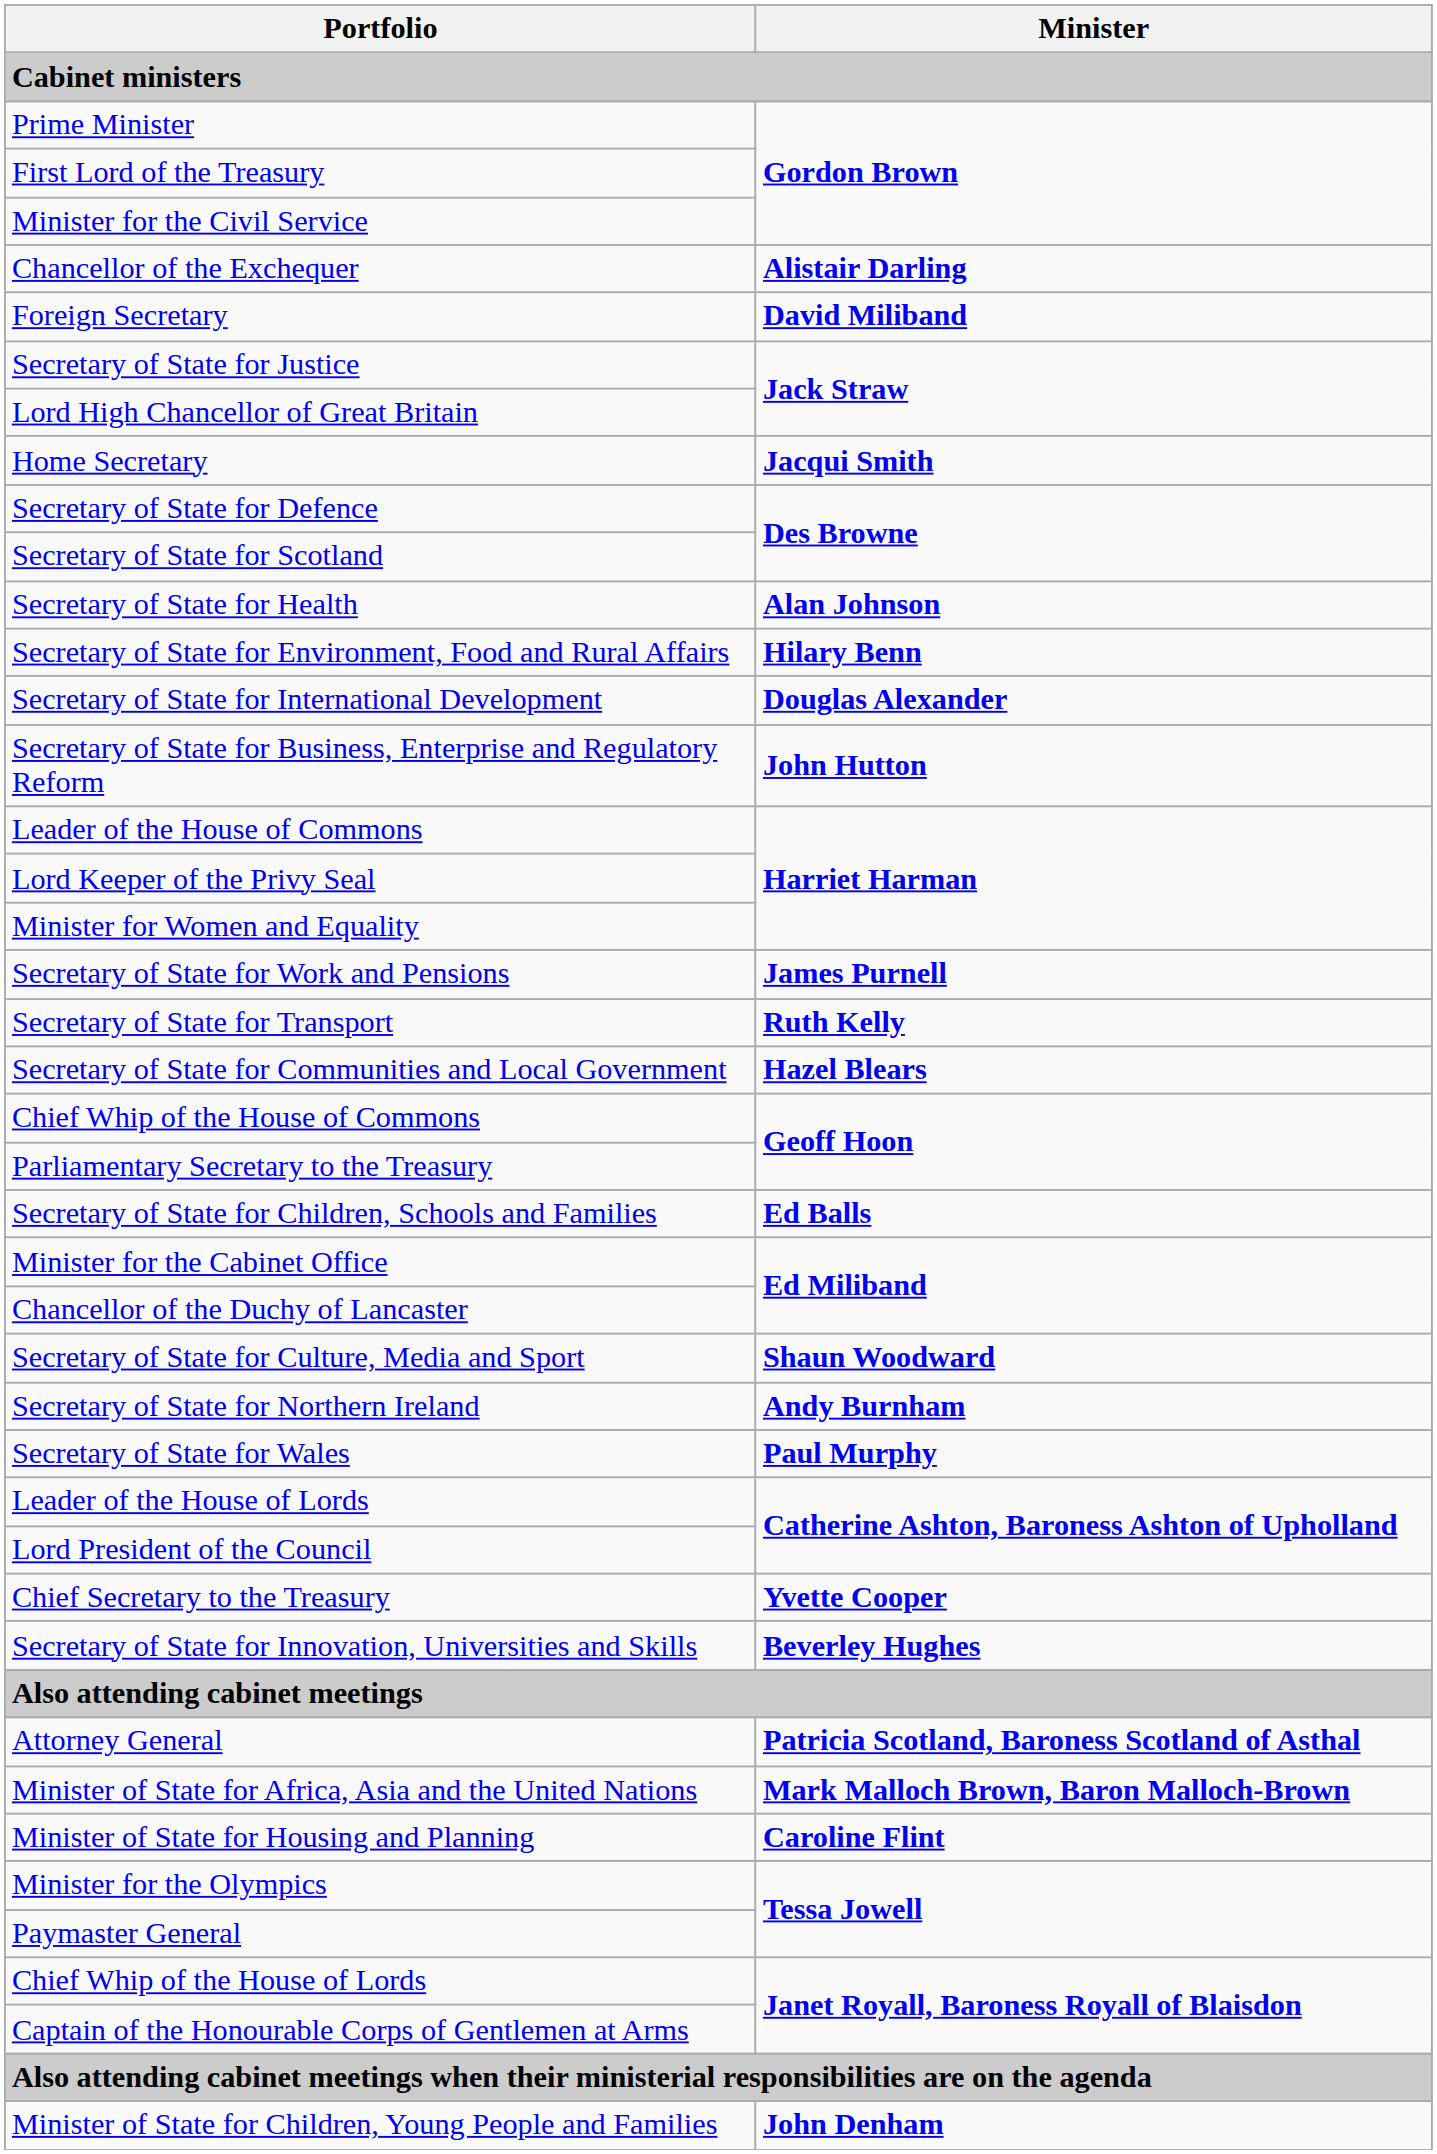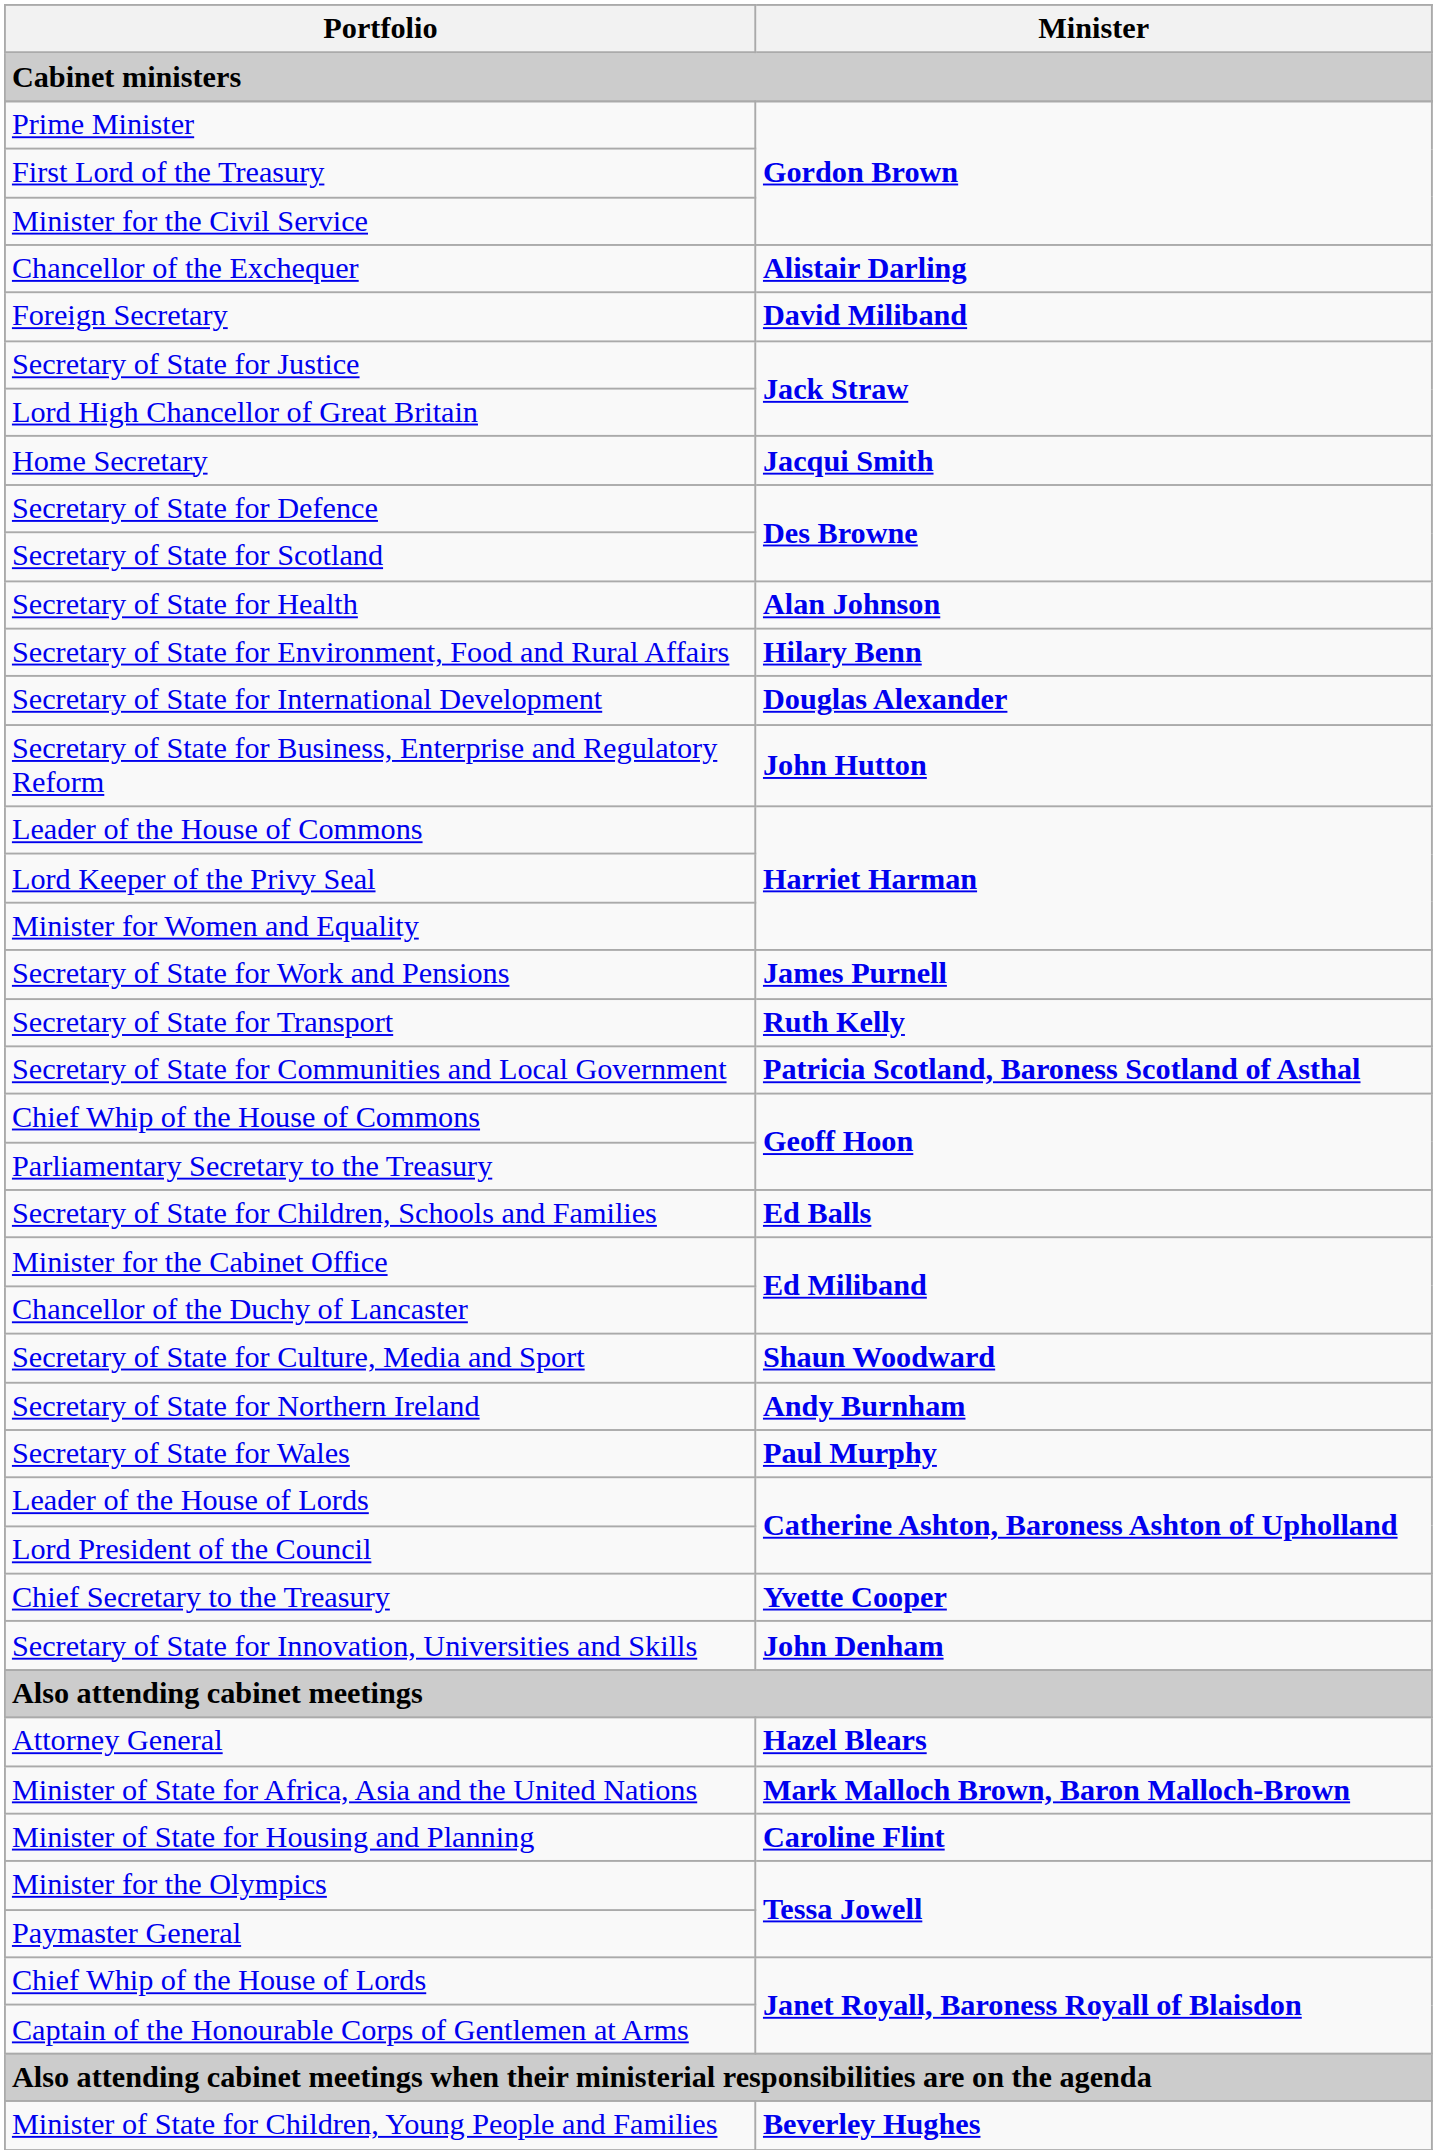(845, 1069) Hazel Blears -> (1062, 1069) Patricia Scotland, Baroness Scotland of Asthal
(872, 1645) Beverley Hughes -> (853, 1645) John Denham
(1062, 1741) Patricia Scotland, Baroness Scotland of Asthal -> (845, 1741) Hazel Blears
(853, 2124) John Denham -> (872, 2124) Beverley Hughes
